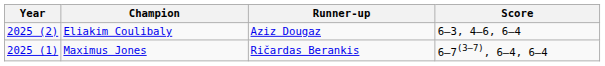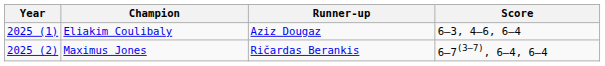(33, 31) 2025 (2) -> (33, 31) 2025 (1)
(33, 50) 2025 (1) -> (33, 50) 2025 (2)
